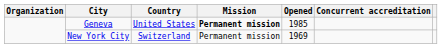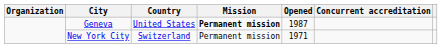(298, 24) 1985 -> (298, 24) 1987
(298, 37) 1969 -> (298, 37) 1971
